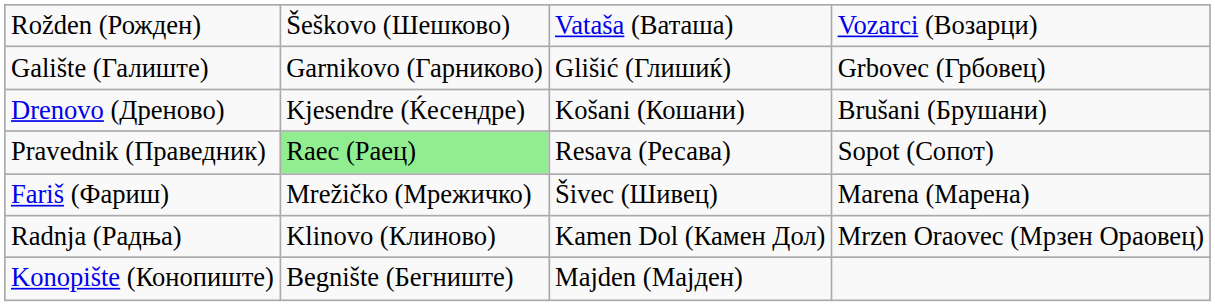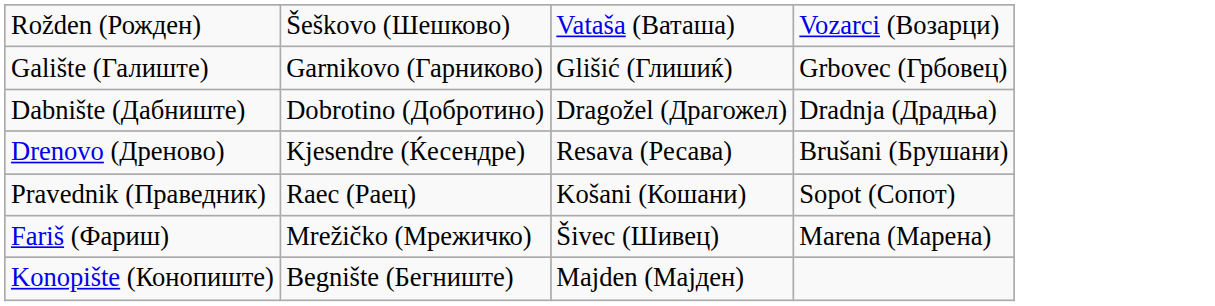+ row: (128, 109)
(650, 109) Košani (Кошани) -> (644, 151) Resava (Ресава)
(351, 151) lightgreen background -> (351, 194) no background
(643, 151) Resava (Ресава) -> (651, 194) Košani (Кошани)
- row: (96, 236)
